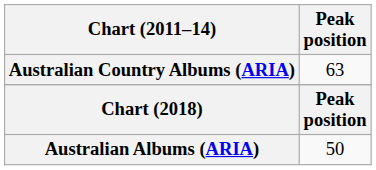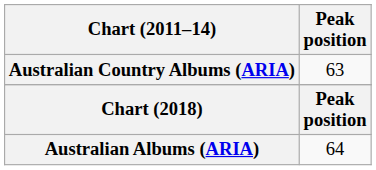(335, 149) 50 -> (335, 149) 64
